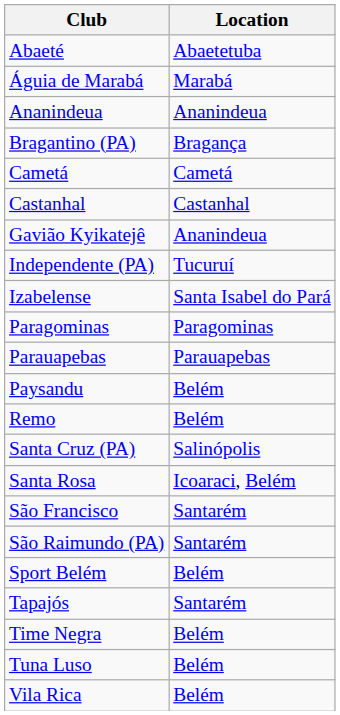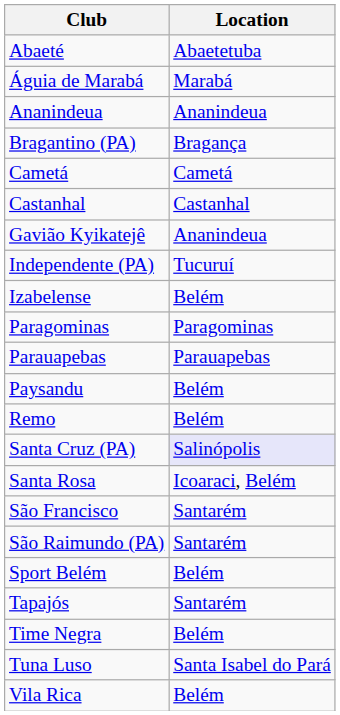(252, 296) Santa Isabel do Pará -> (199, 296) Belém
(217, 449) no background -> (217, 449) lavender background
(199, 664) Belém -> (252, 664) Santa Isabel do Pará
